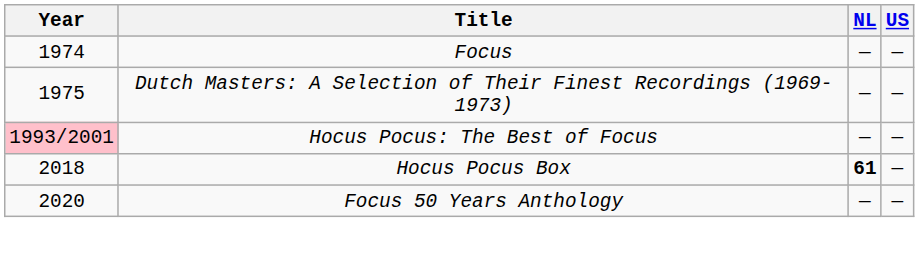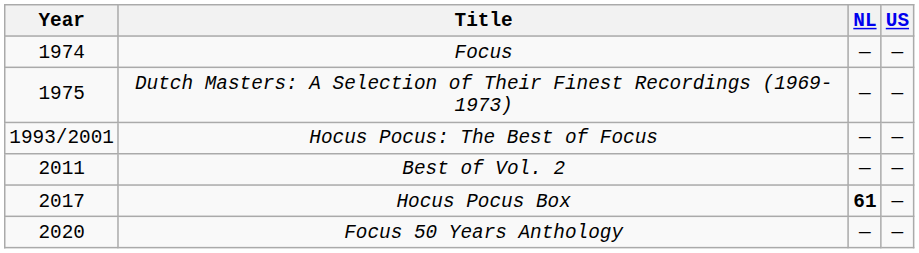(62, 138) pink background -> (62, 138) no background
+ row: (484, 169)
(62, 169) 2018 -> (62, 201) 2017
